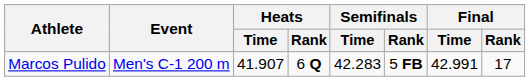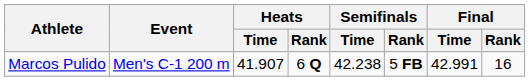(357, 64) 42.283 -> (357, 64) 42.238
(503, 64) 17 -> (503, 64) 16
